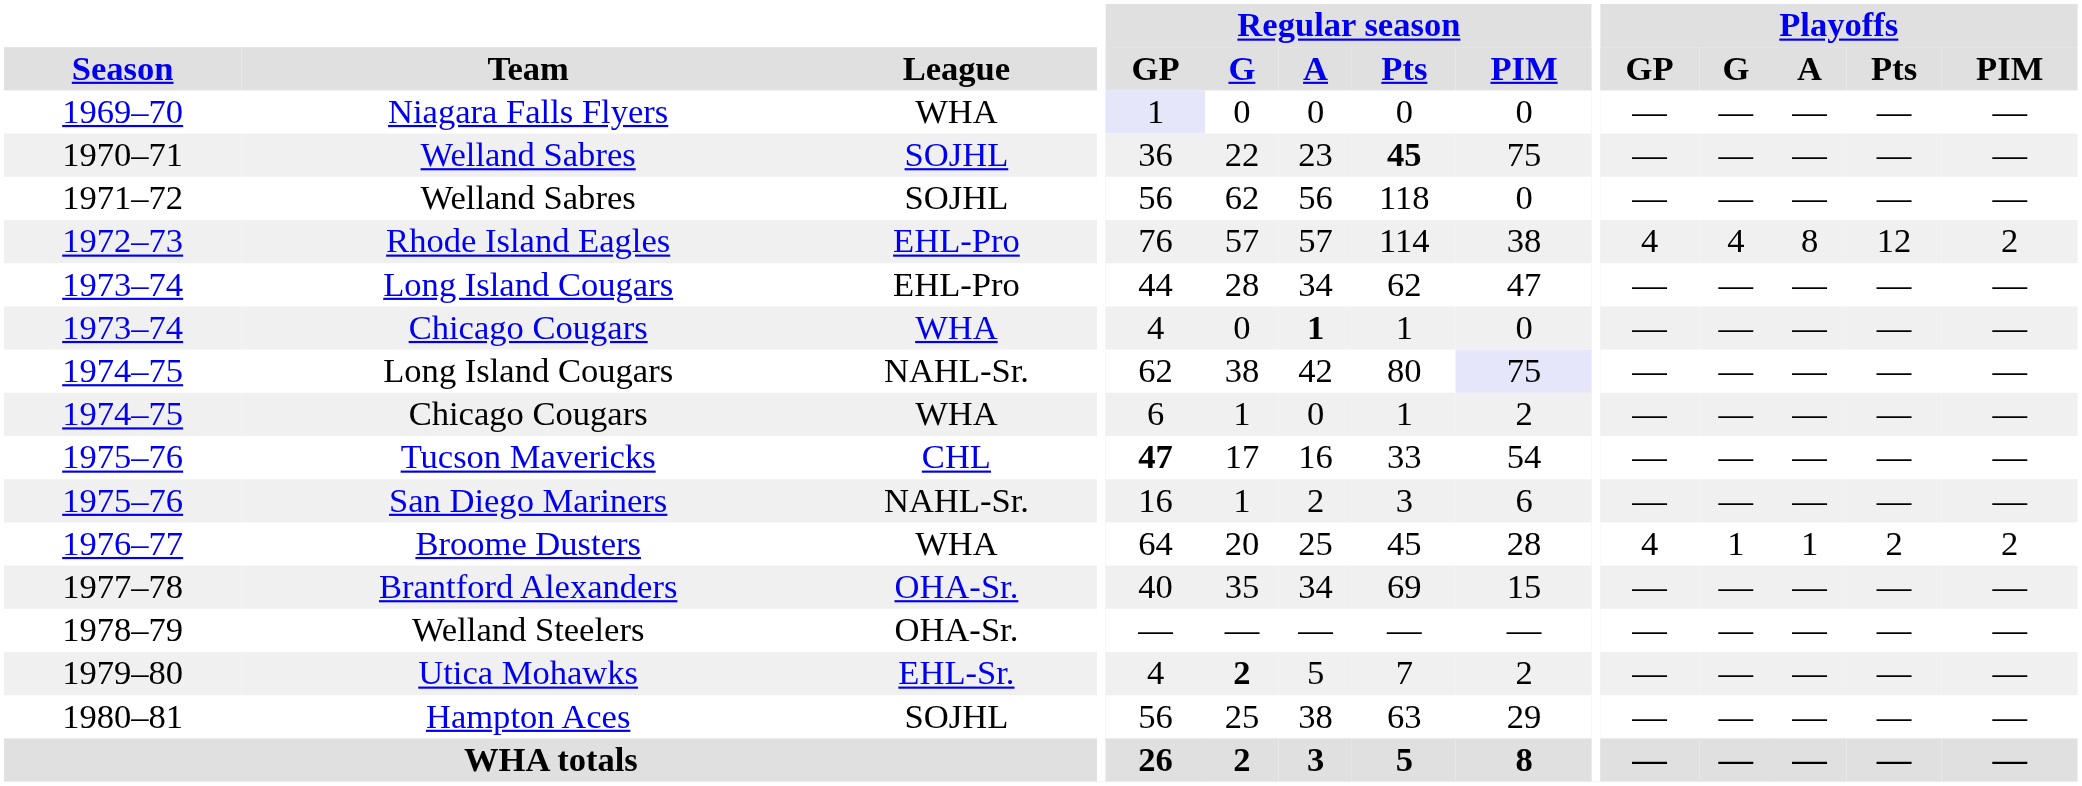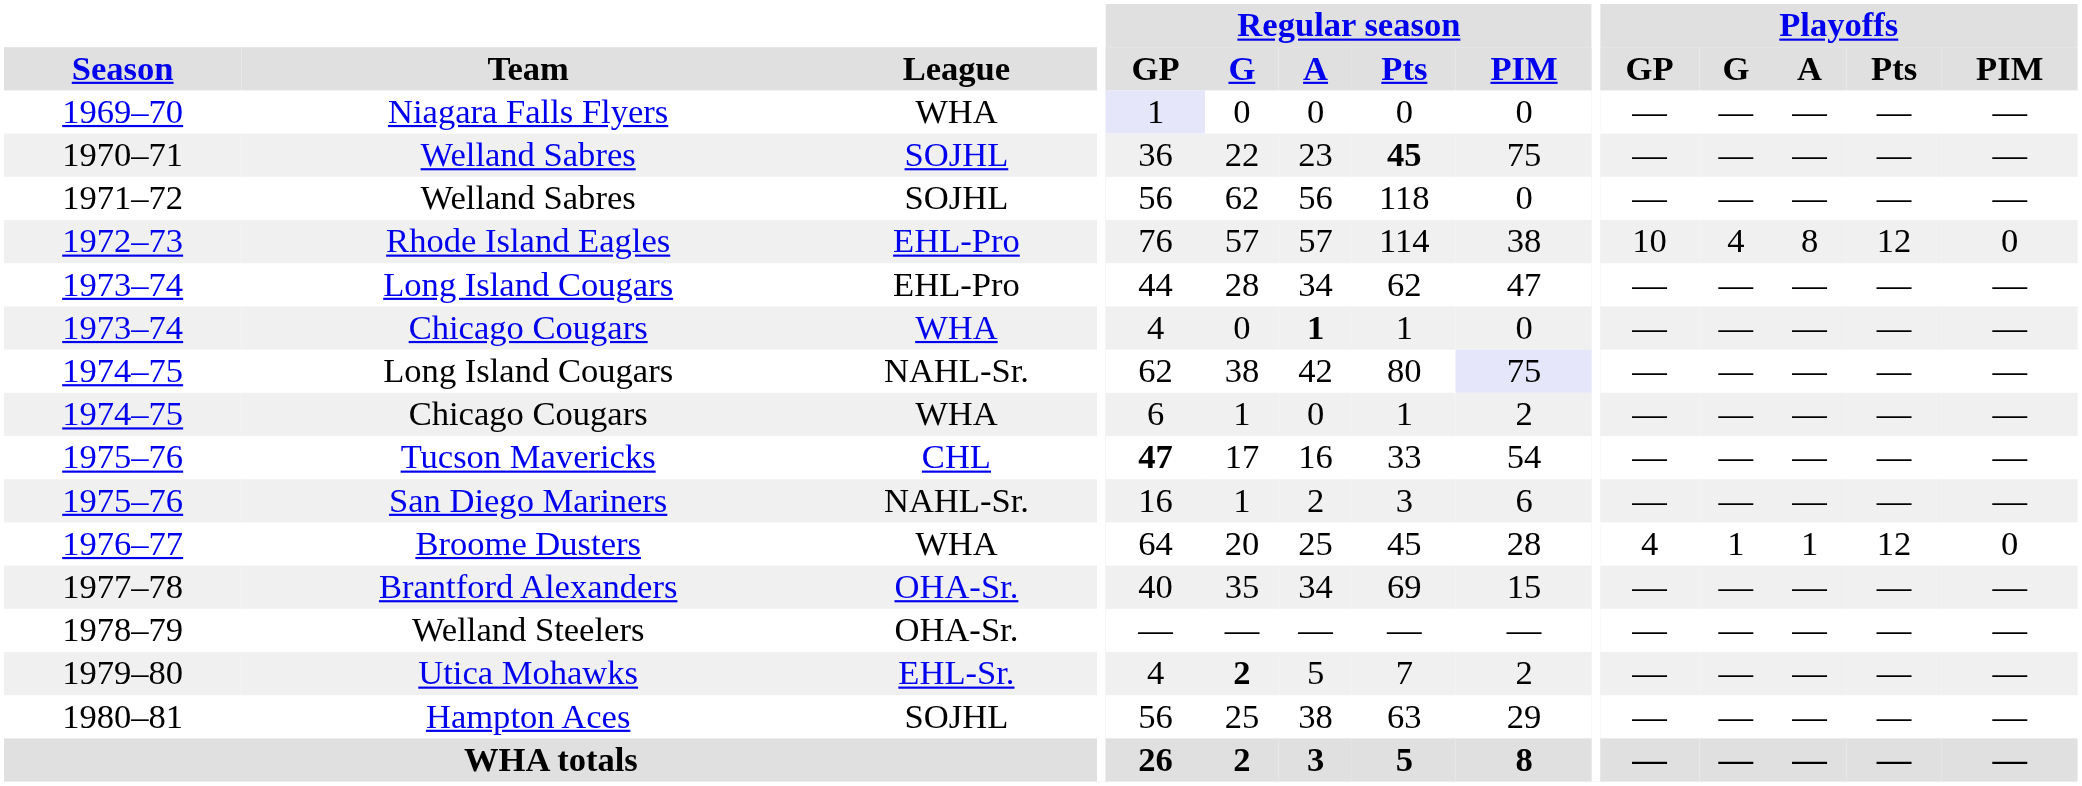(1650, 241) 4 -> (1650, 241) 10
(2010, 241) 2 -> (2010, 241) 0
(1894, 543) 2 -> (1894, 543) 12
(2010, 543) 2 -> (2010, 543) 0
